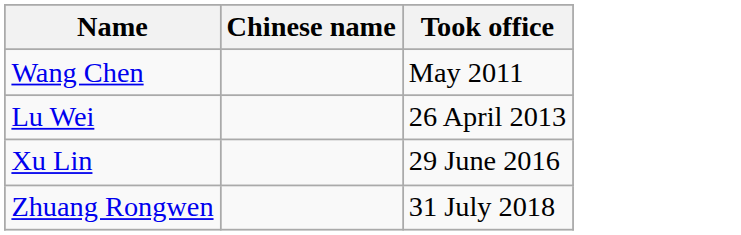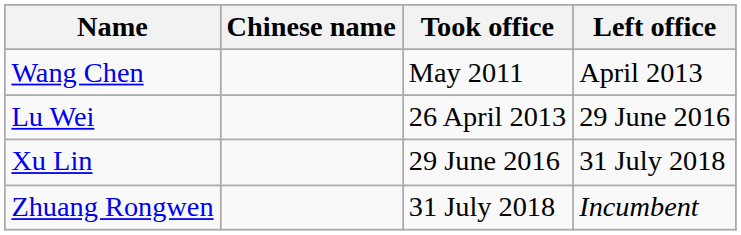+ column: (655, 26)
